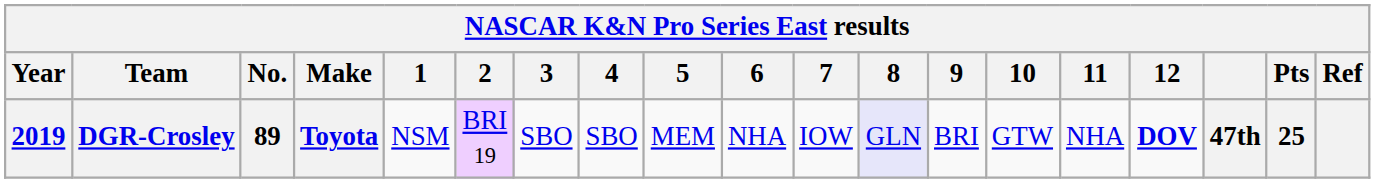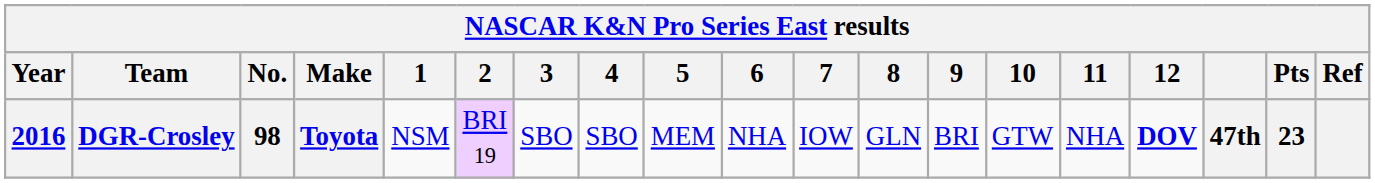(38, 137) 2019 -> (38, 137) 2016
(267, 137) 89 -> (267, 137) 98
(893, 137) lavender background -> (893, 137) no background
(1292, 137) 25 -> (1292, 137) 23
